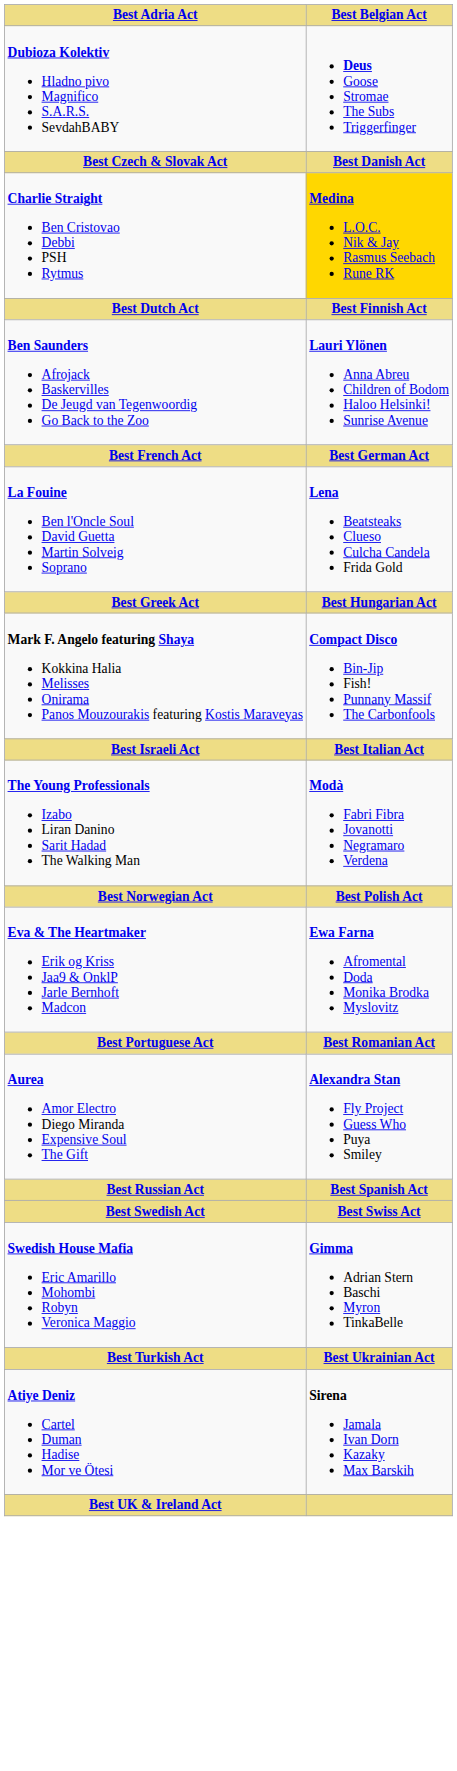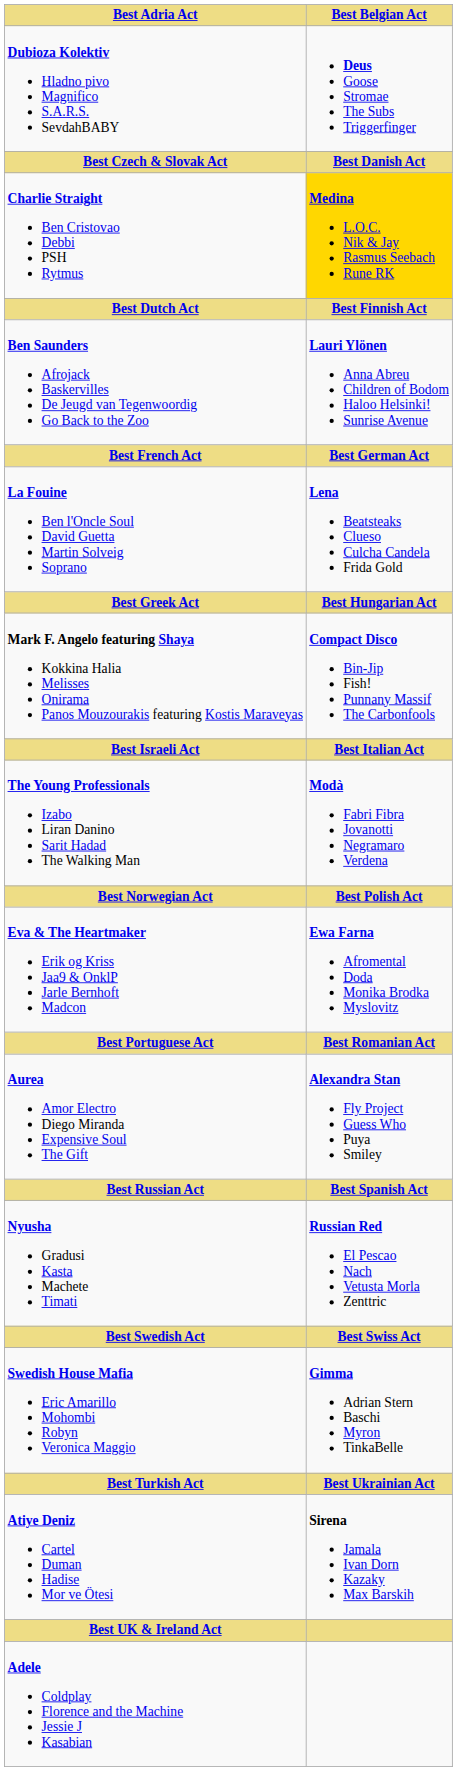+ row: (155, 1264)
+ row: (155, 1705)
